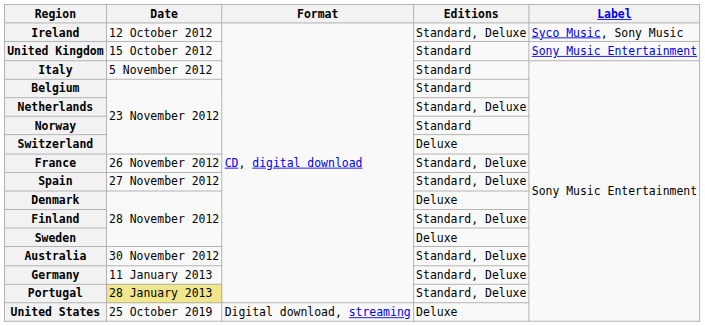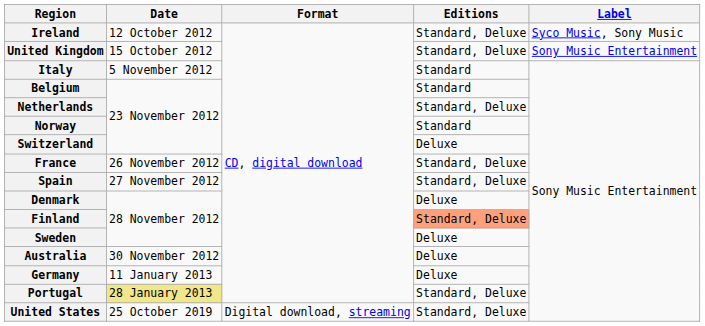(444, 51) Standard -> (471, 51) Standard, Deluxe
(471, 219) no background -> (471, 219) lightsalmon background
(471, 256) Standard, Deluxe -> (437, 256) Deluxe
(471, 275) Standard, Deluxe -> (437, 275) Deluxe
(437, 312) Deluxe -> (471, 312) Standard, Deluxe
